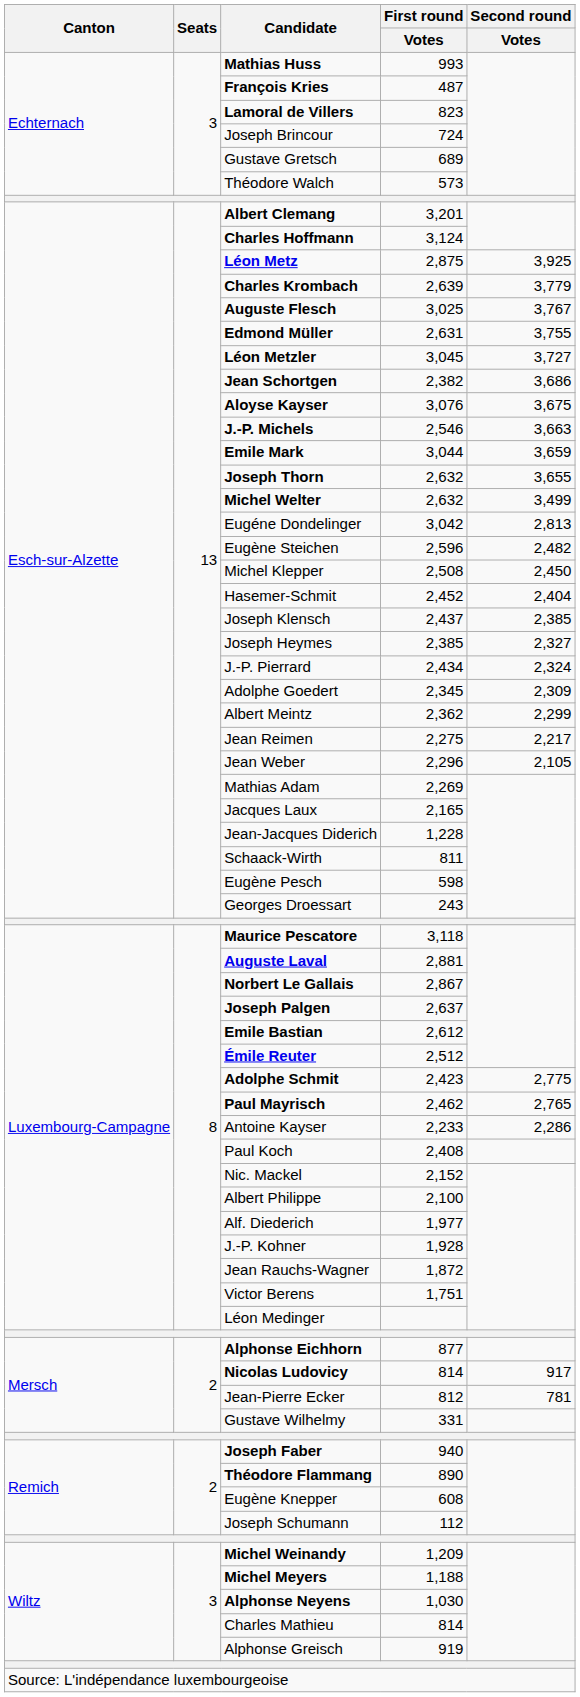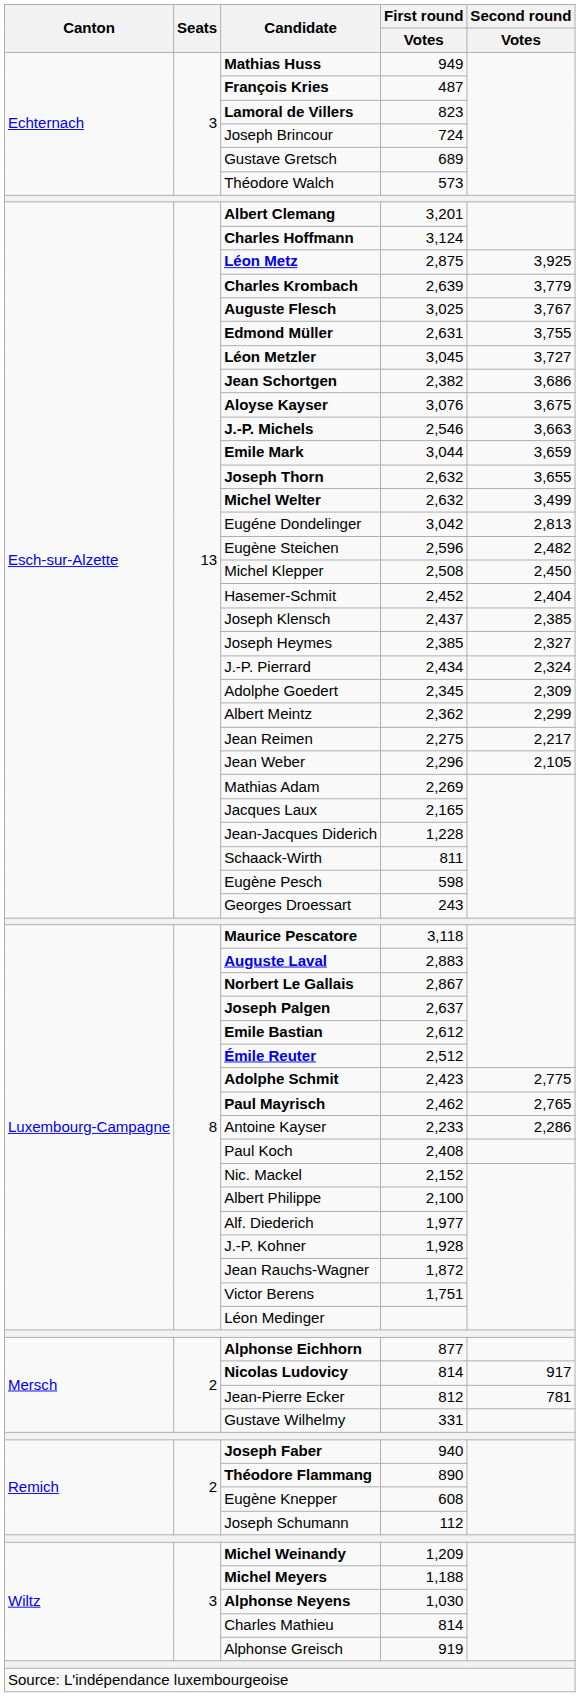(451, 64) 993 -> (451, 64) 949
(445, 960) 2,881 -> (445, 960) 2,883
